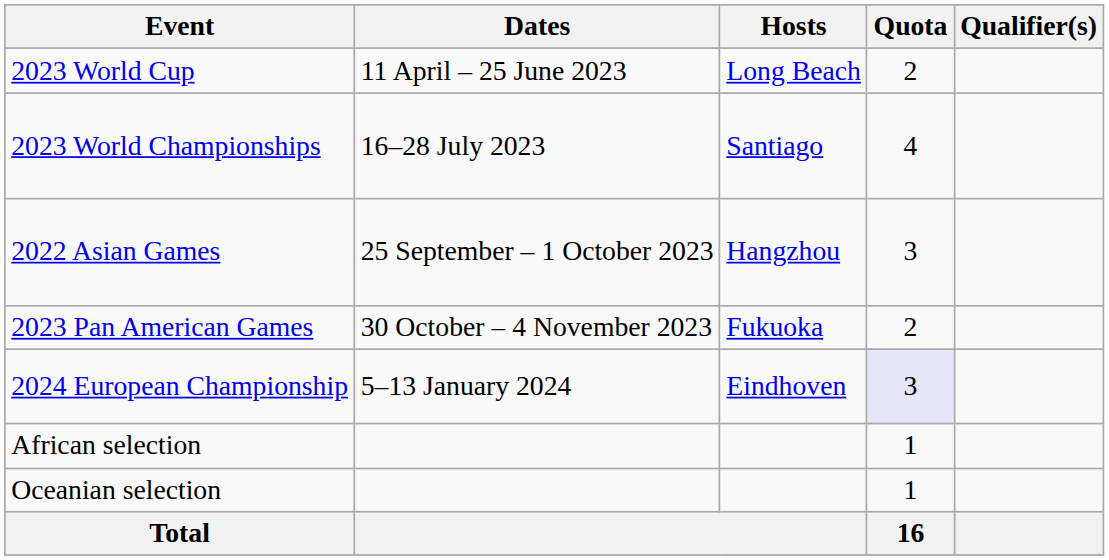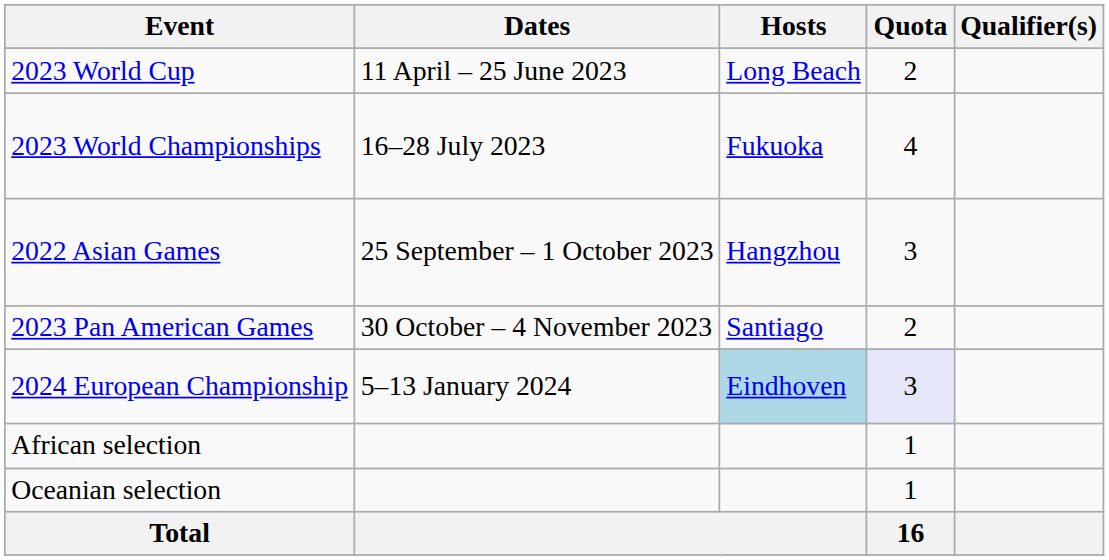(775, 145) Santiago -> (775, 145) Fukuoka
(775, 326) Fukuoka -> (775, 326) Santiago
(786, 386) no background -> (786, 386) lightblue background
